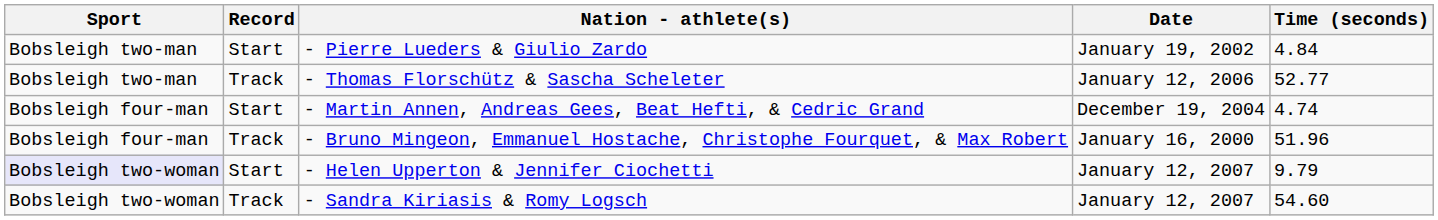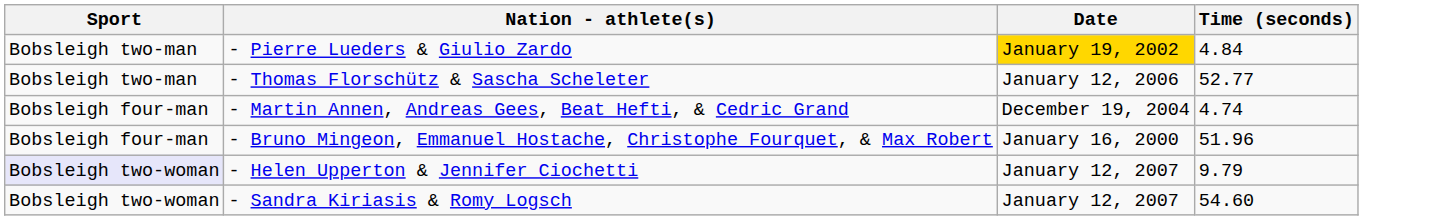- column: (262, 20)
(1166, 50) no background -> (1090, 50) gold background
